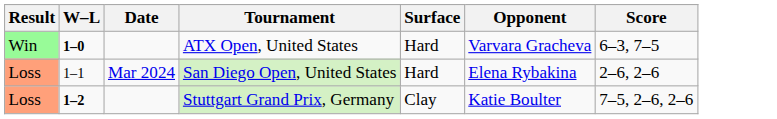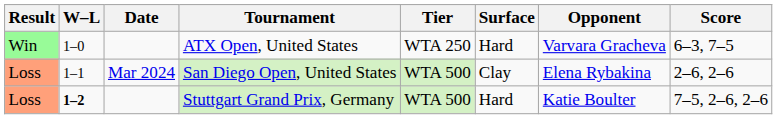+ column: (438, 18)
(74, 45) bold -> (74, 46) normal
(421, 72) Hard -> (495, 72) Clay
(420, 99) Clay -> (496, 99) Hard
